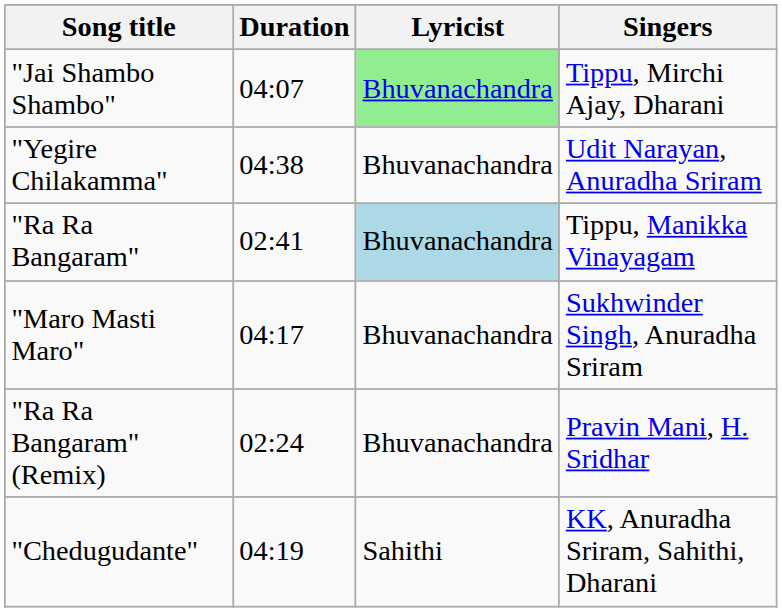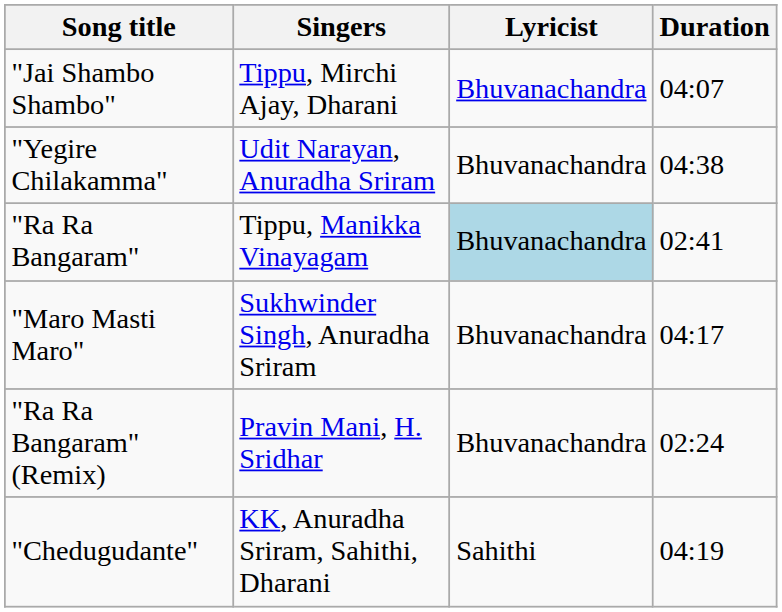columns swapped: (668, 26) <-> (294, 26)
(458, 87) lightgreen background -> (551, 87) no background
